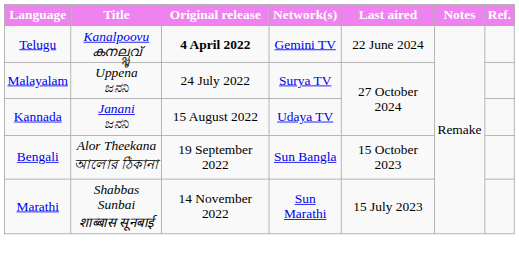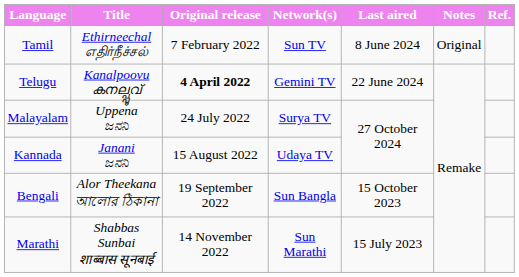+ row: (38, 44)
